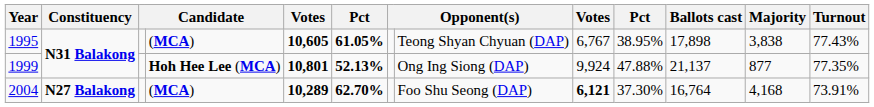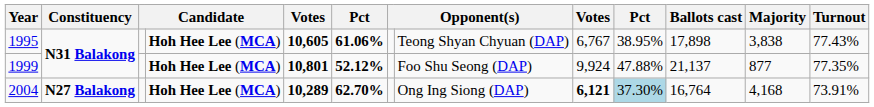(171, 41) (MCA) -> (215, 41) Hoh Hee Lee (MCA)
(360, 41) 61.05% -> (360, 41) 61.06%
(360, 65) 52.13% -> (360, 65) 52.12%
(463, 65) Ong Ing Siong (DAP) -> (465, 65) Foo Shu Seong (DAP)
(171, 90) (MCA) -> (215, 90) Hoh Hee Lee (MCA)
(465, 90) Foo Shu Seong (DAP) -> (463, 90) Ong Ing Siong (DAP)
(640, 90) no background -> (640, 90) lightblue background
